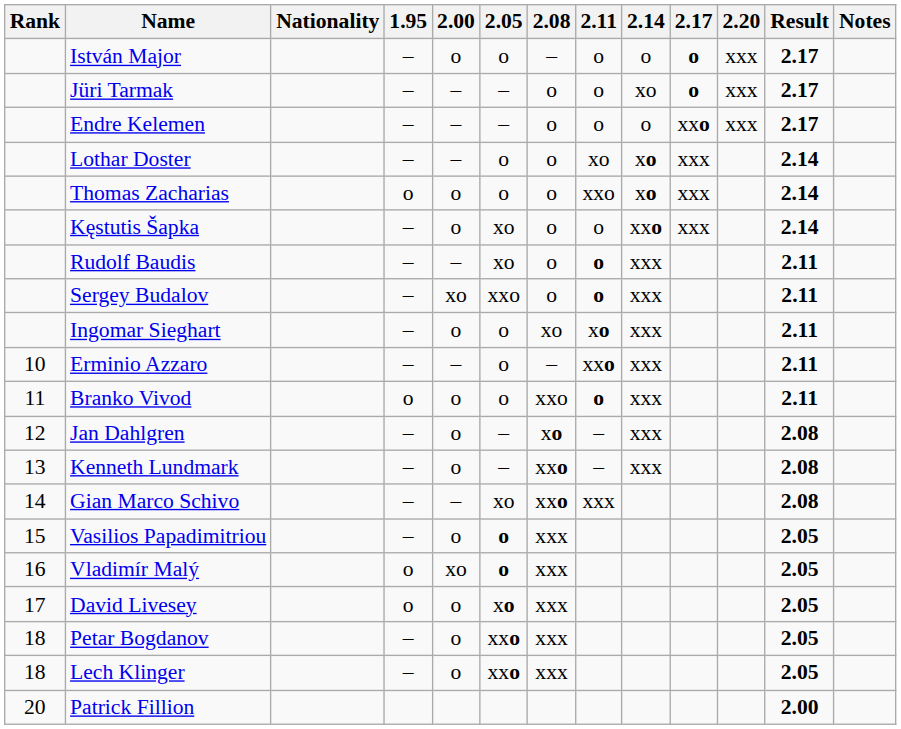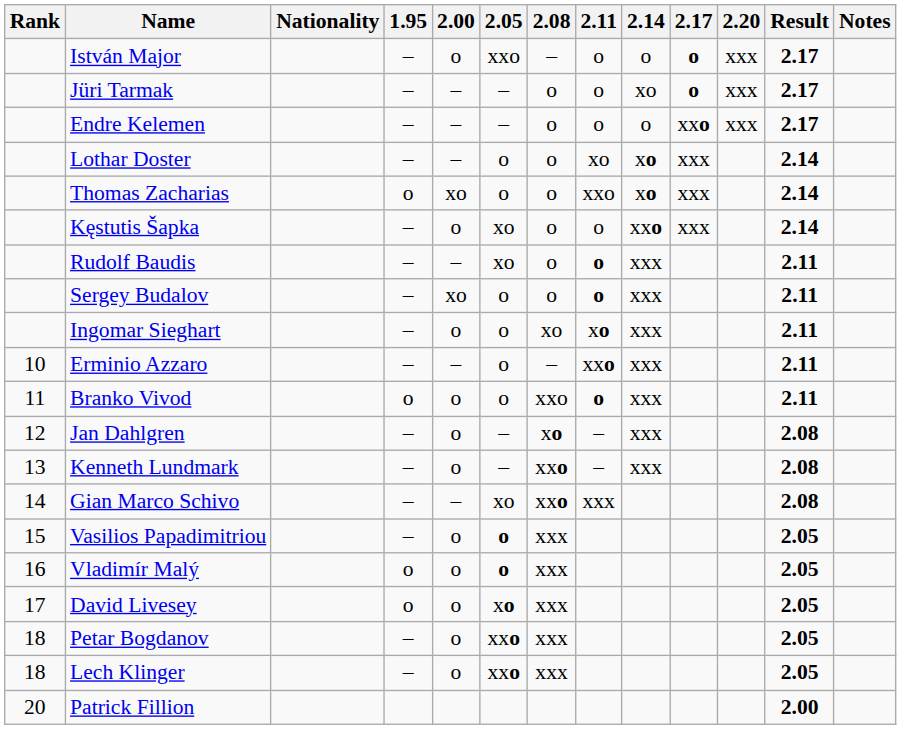(504, 55) o -> (504, 55) xxo
(456, 192) o -> (456, 192) xo
(504, 295) xxo -> (504, 295) o
(456, 569) xo -> (456, 569) o
